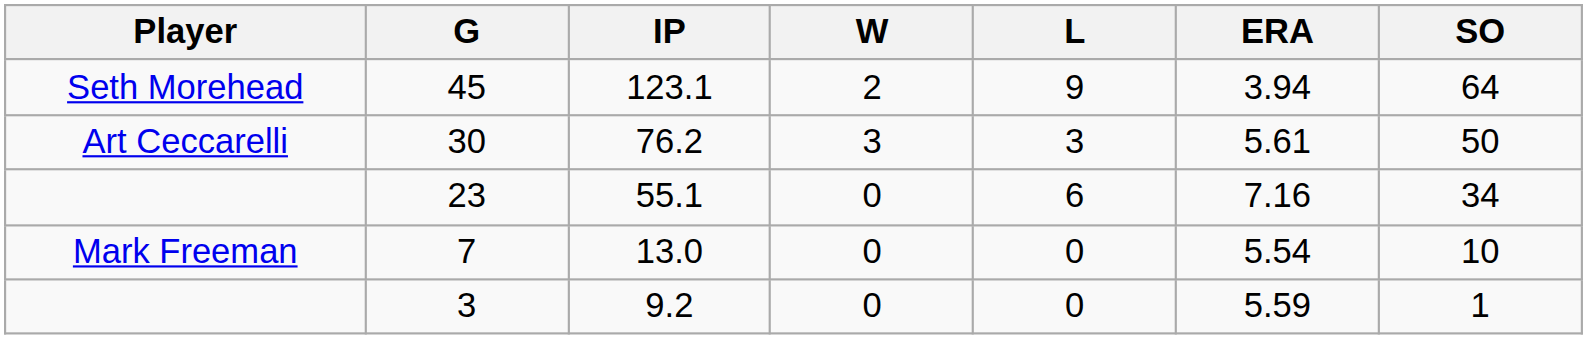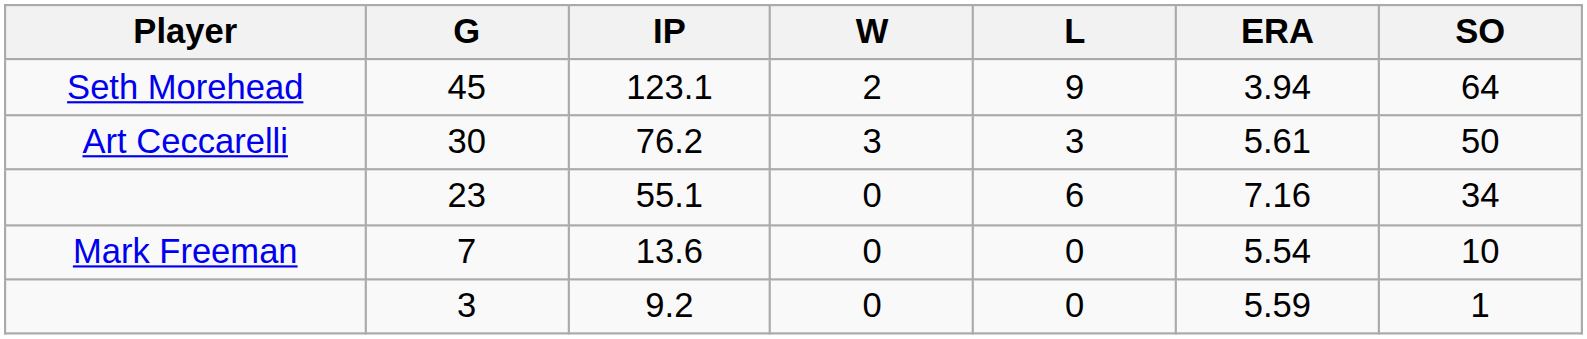(669, 251) 13.0 -> (669, 251) 13.6
